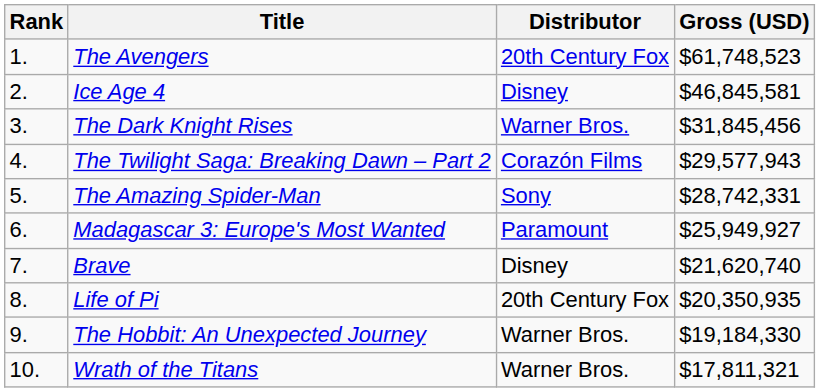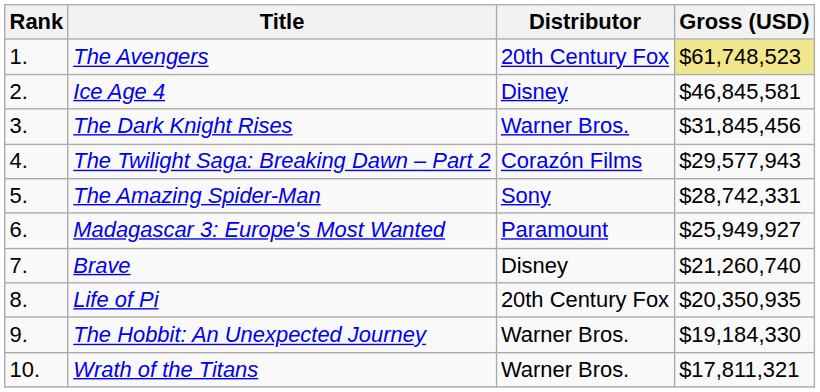(740, 56) no background -> (740, 56) khaki background
(740, 265) $21,620,740 -> (740, 265) $21,260,740
